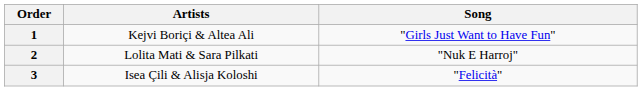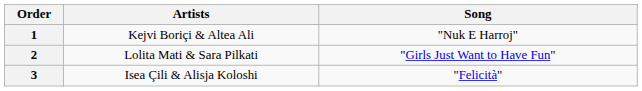(478, 34) "Girls Just Want to Have Fun" -> (478, 34) "Nuk E Harroj"
(478, 55) "Nuk E Harroj" -> (478, 55) "Girls Just Want to Have Fun"
